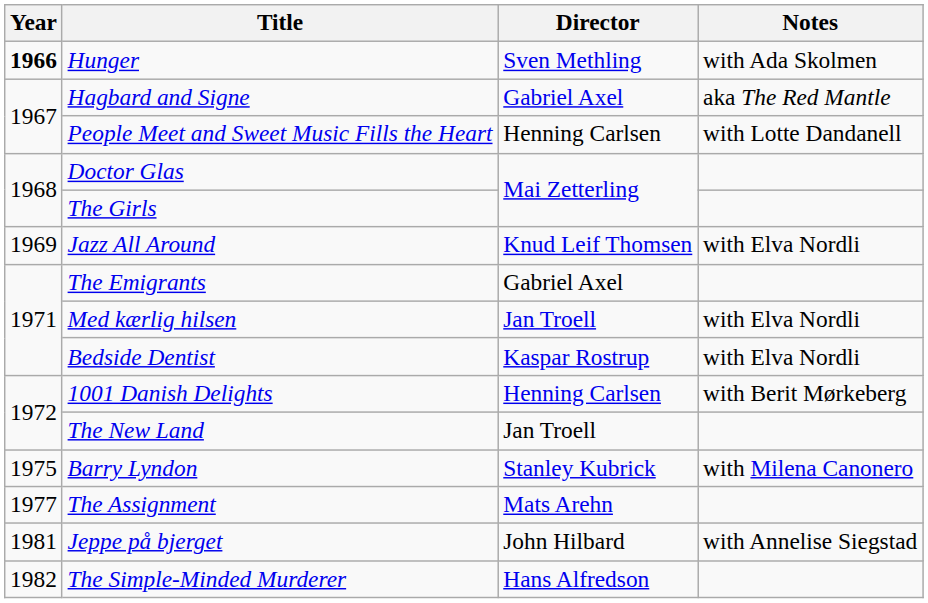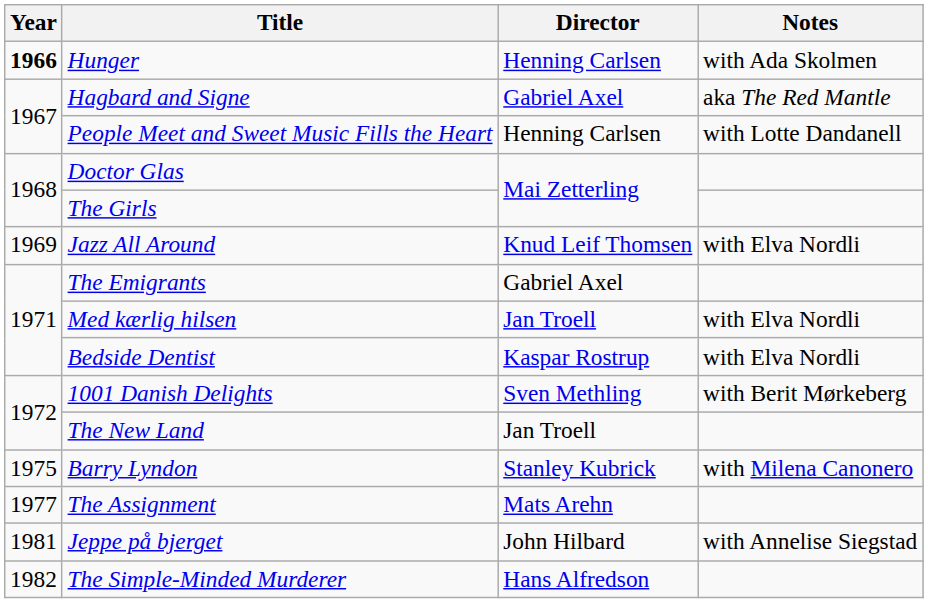(572, 60) Sven Methling -> (582, 60) Henning Carlsen
(582, 393) Henning Carlsen -> (572, 393) Sven Methling
